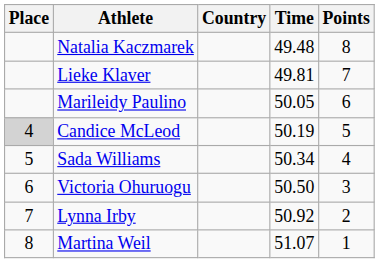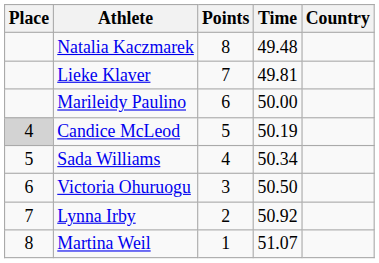columns swapped: (234, 18) <-> (346, 18)
(294, 103) 50.05 -> (278, 103) 50.00
